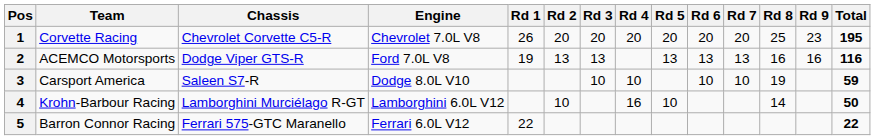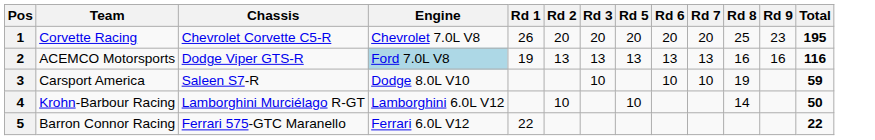- column: (634, 16)
(410, 59) no background -> (410, 59) lightblue background
